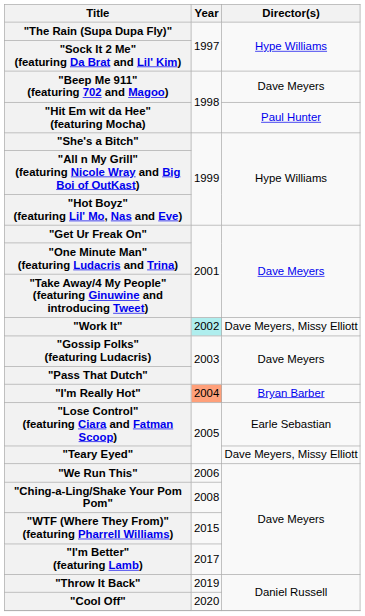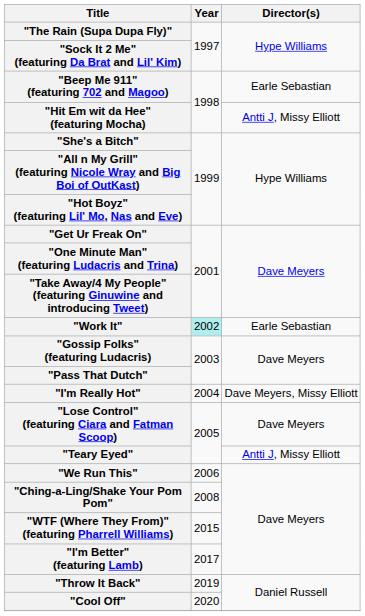(291, 86) Dave Meyers -> (291, 86) Earle Sebastian
(291, 117) Paul Hunter -> (291, 117) Antti J, Missy Elliott
(291, 326) Dave Meyers, Missy Elliott -> (291, 326) Earle Sebastian
(207, 393) lightsalmon background -> (207, 393) no background
(291, 393) Bryan Barber -> (291, 393) Dave Meyers, Missy Elliott
(291, 424) Earle Sebastian -> (291, 424) Dave Meyers
(291, 455) Dave Meyers, Missy Elliott -> (291, 455) Antti J, Missy Elliott
